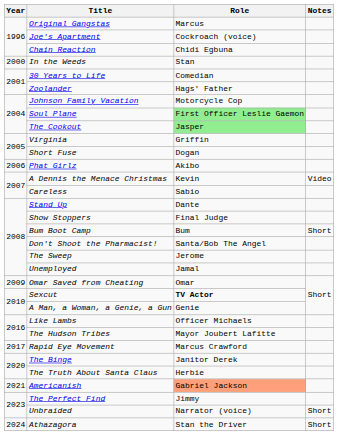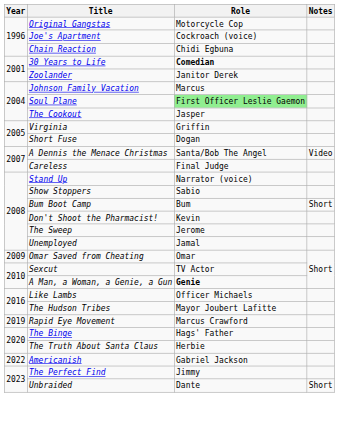(190, 24) Marcus -> (209, 24) Motorcycle Cop
- row: (58, 62)
(195, 75) normal -> (195, 62) bold
(204, 88) Hags' Father -> (207, 75) Janitor Derek
(209, 101) Motorcycle Cop -> (190, 88) Marcus
(190, 127) lightgreen background -> (190, 114) no background
- row: (53, 166)
(187, 179) Kevin -> (221, 153) Santa/Bob The Angel
(187, 192) Sabio -> (202, 166) Final Judge
(187, 205) Dante -> (214, 179) Narrator (voice)
(202, 218) Final Judge -> (188, 192) Sabio
(221, 243) Santa/Bob The Angel -> (188, 218) Kevin
(195, 295) bold -> (195, 269) normal
(187, 308) normal -> (188, 282) bold
(16, 347) 2017 -> (16, 321) 2019
(206, 360) Janitor Derek -> (205, 334) Hags' Father
(16, 386) 2021 -> (16, 360) 2022
(211, 386) lightsalmon background -> (212, 360) no background
(214, 411) Narrator (voice) -> (188, 386) Dante
- row: (53, 424)
